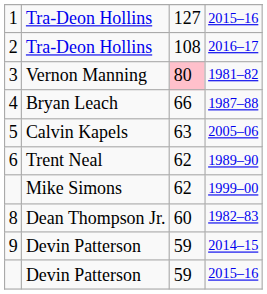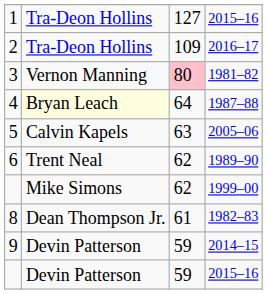(187, 47) 108 -> (187, 47) 109
(72, 103) no background -> (72, 103) lightyellow background
(183, 103) 66 -> (183, 103) 64
(183, 217) 60 -> (183, 217) 61
